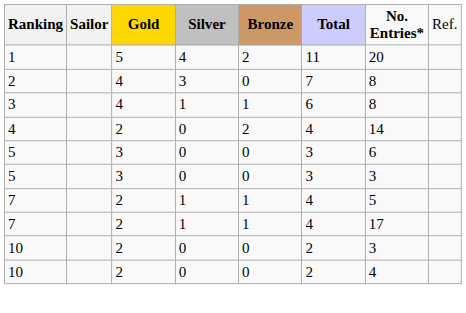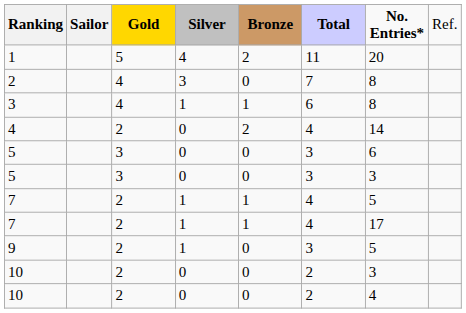+ row: (12, 248)
